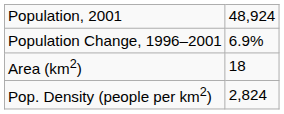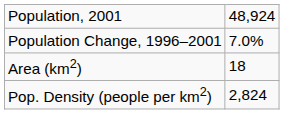(246, 40) 6.9% -> (246, 40) 7.0%
